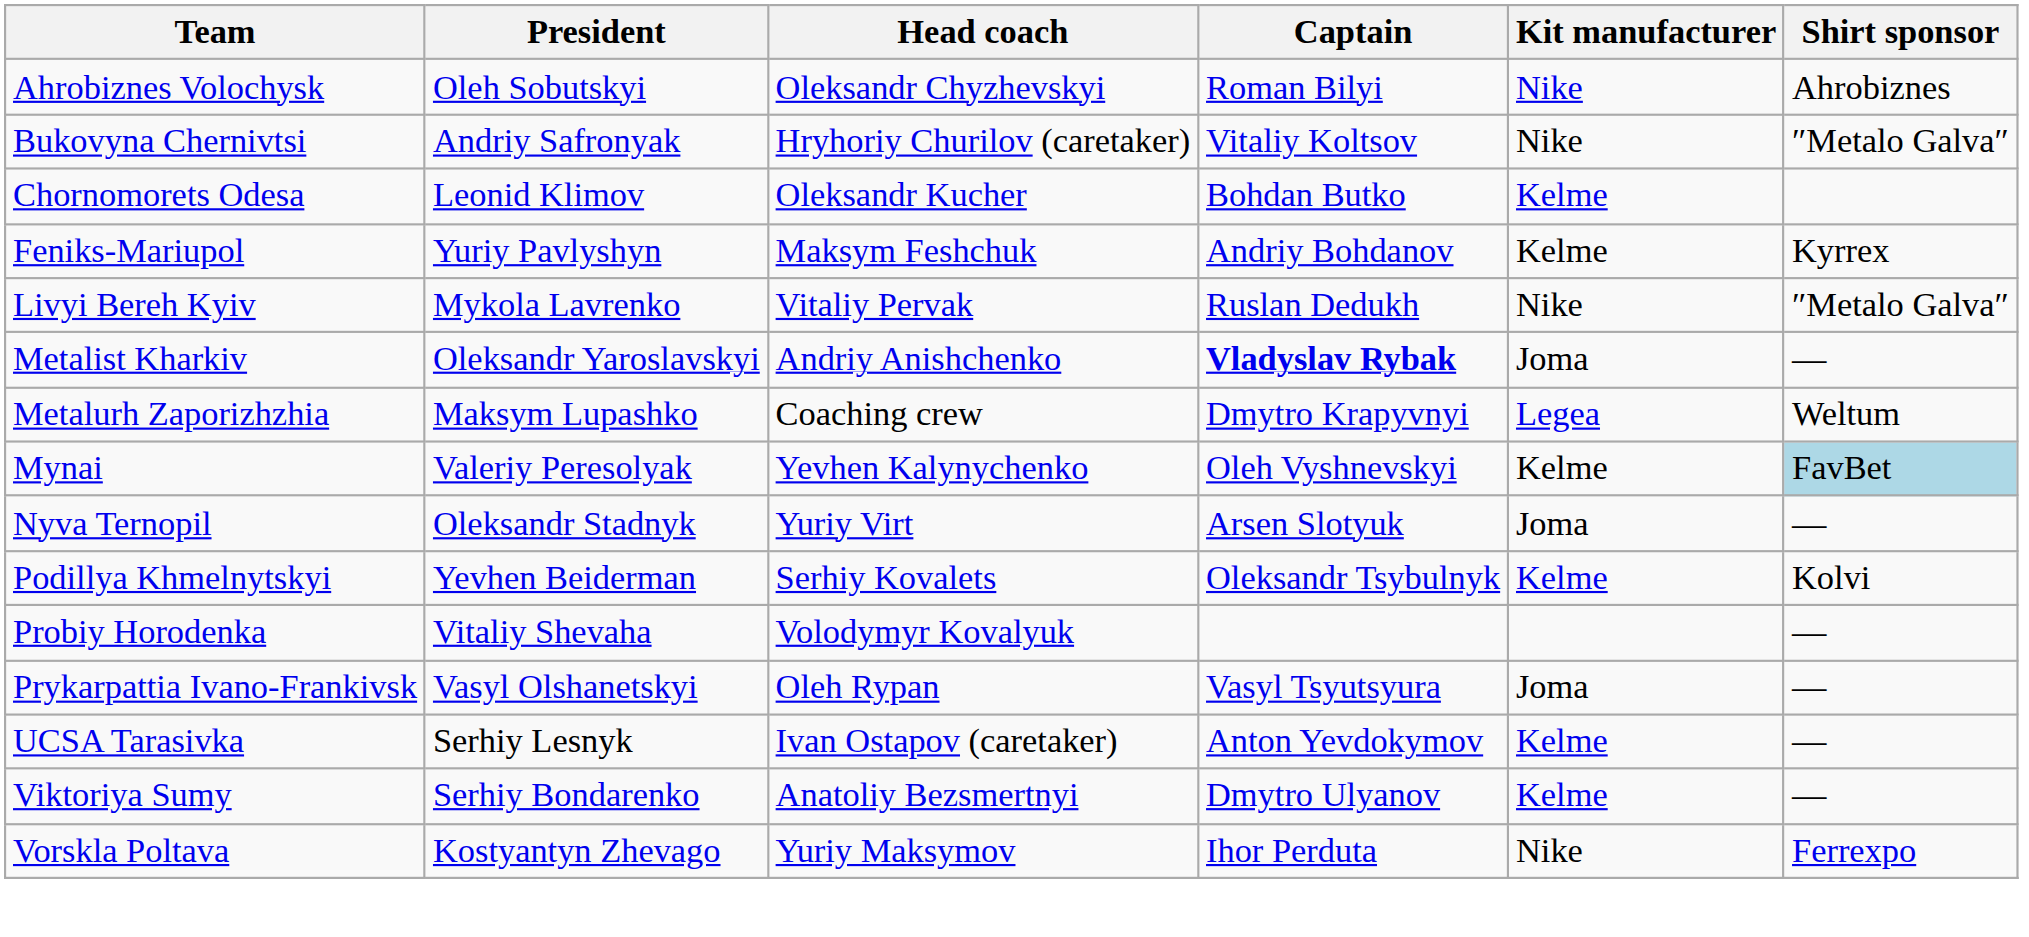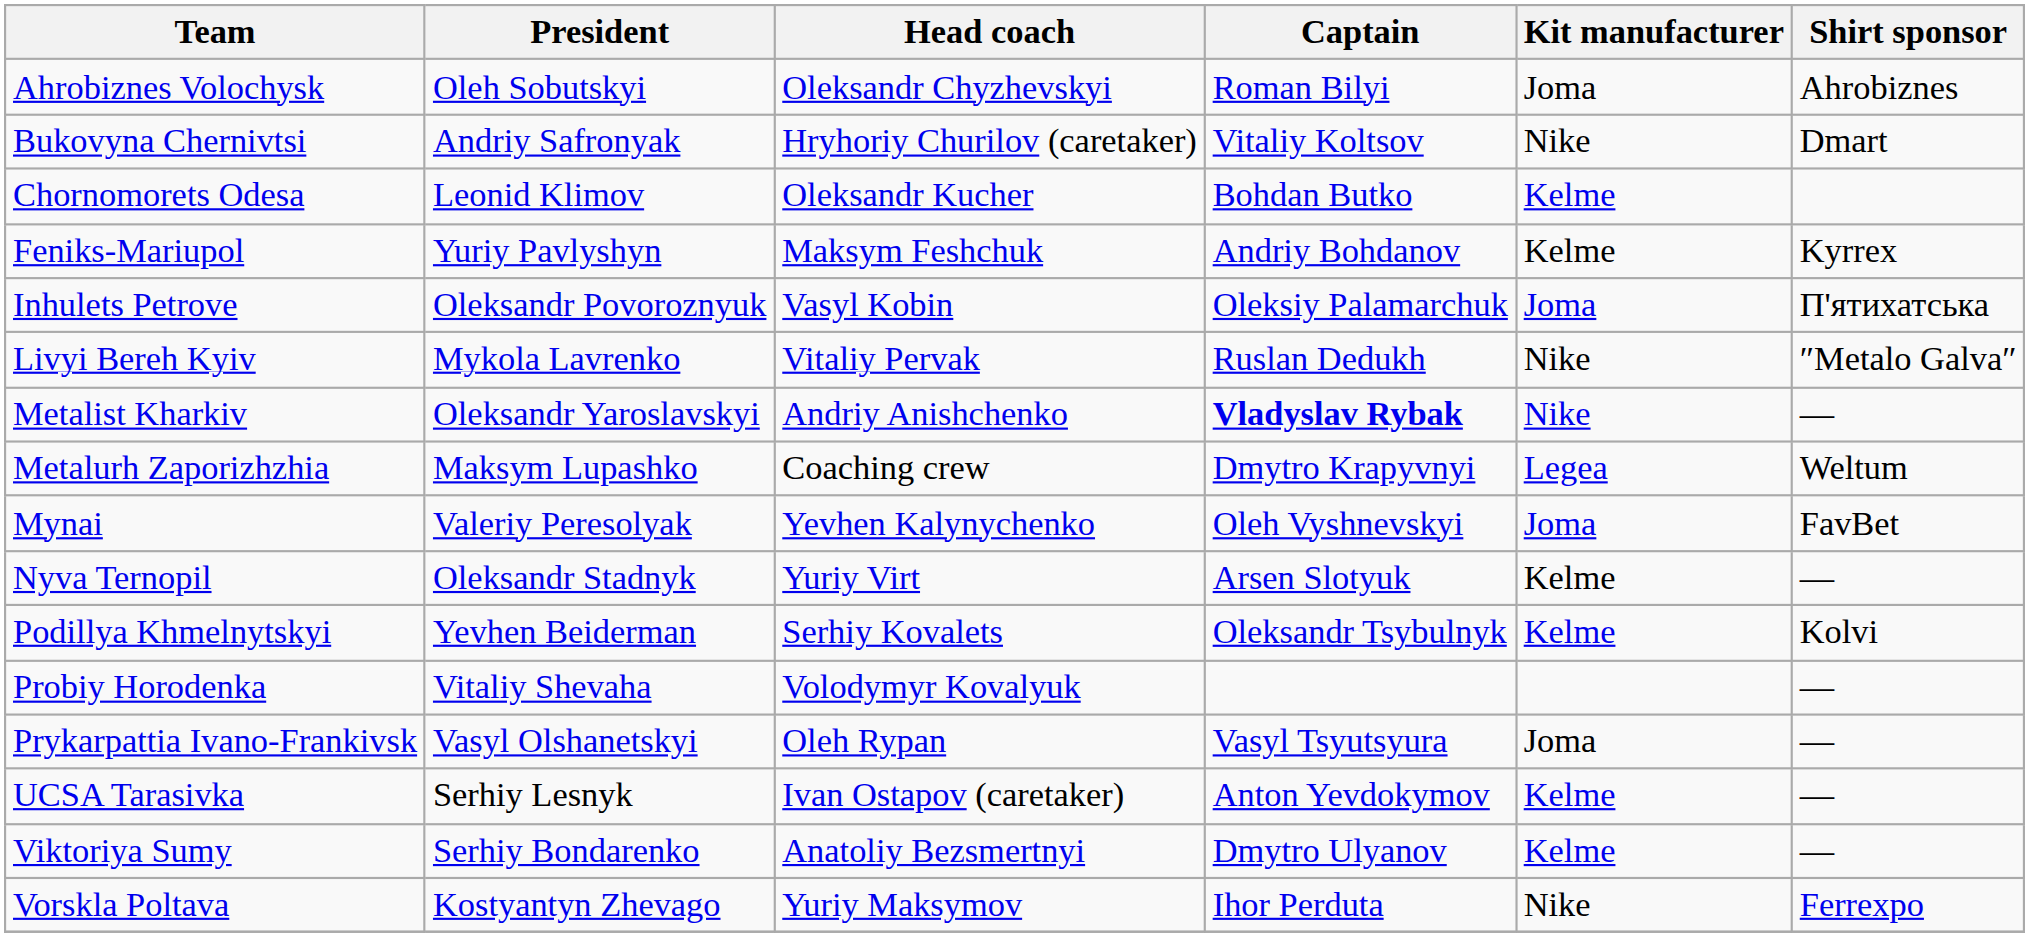(1549, 86) Nike -> (1560, 86) Joma
(1900, 140) ″Metalo Galva″ -> (1844, 140) Dmart
+ row: (125, 304)
(1552, 359) Joma -> (1557, 413) Nike
(1562, 468) Kelme -> (1560, 522) Joma
(1842, 468) lightblue background -> (1849, 522) no background
(1552, 522) Joma -> (1570, 577) Kelme
